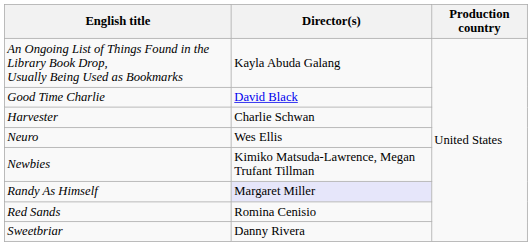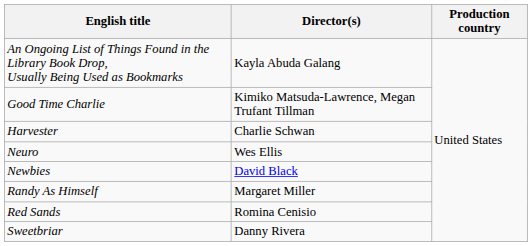(266, 97) David Black -> (325, 104) Kimiko Matsuda-Lawrence, Megan Trufant Tillman
(325, 164) Kimiko Matsuda-Lawrence, Megan Trufant Tillman -> (266, 171) David Black
(275, 191) lavender background -> (275, 191) no background
